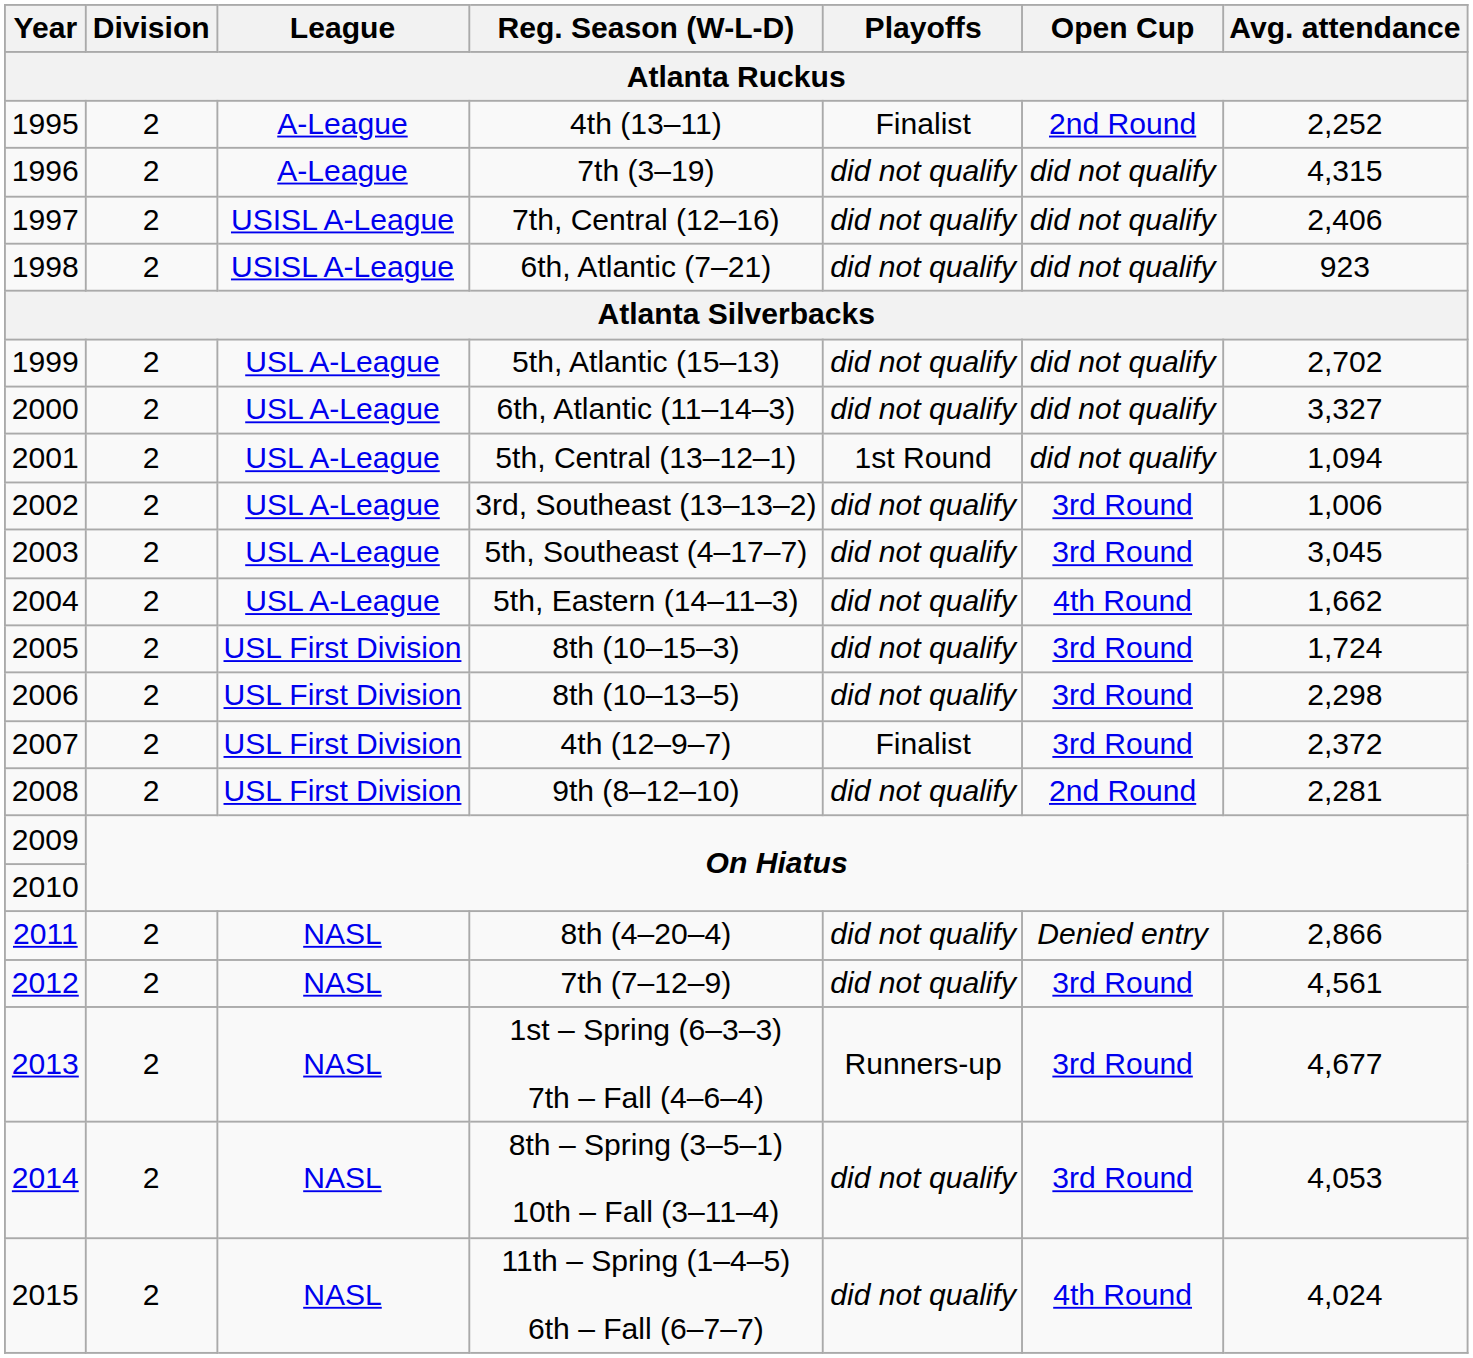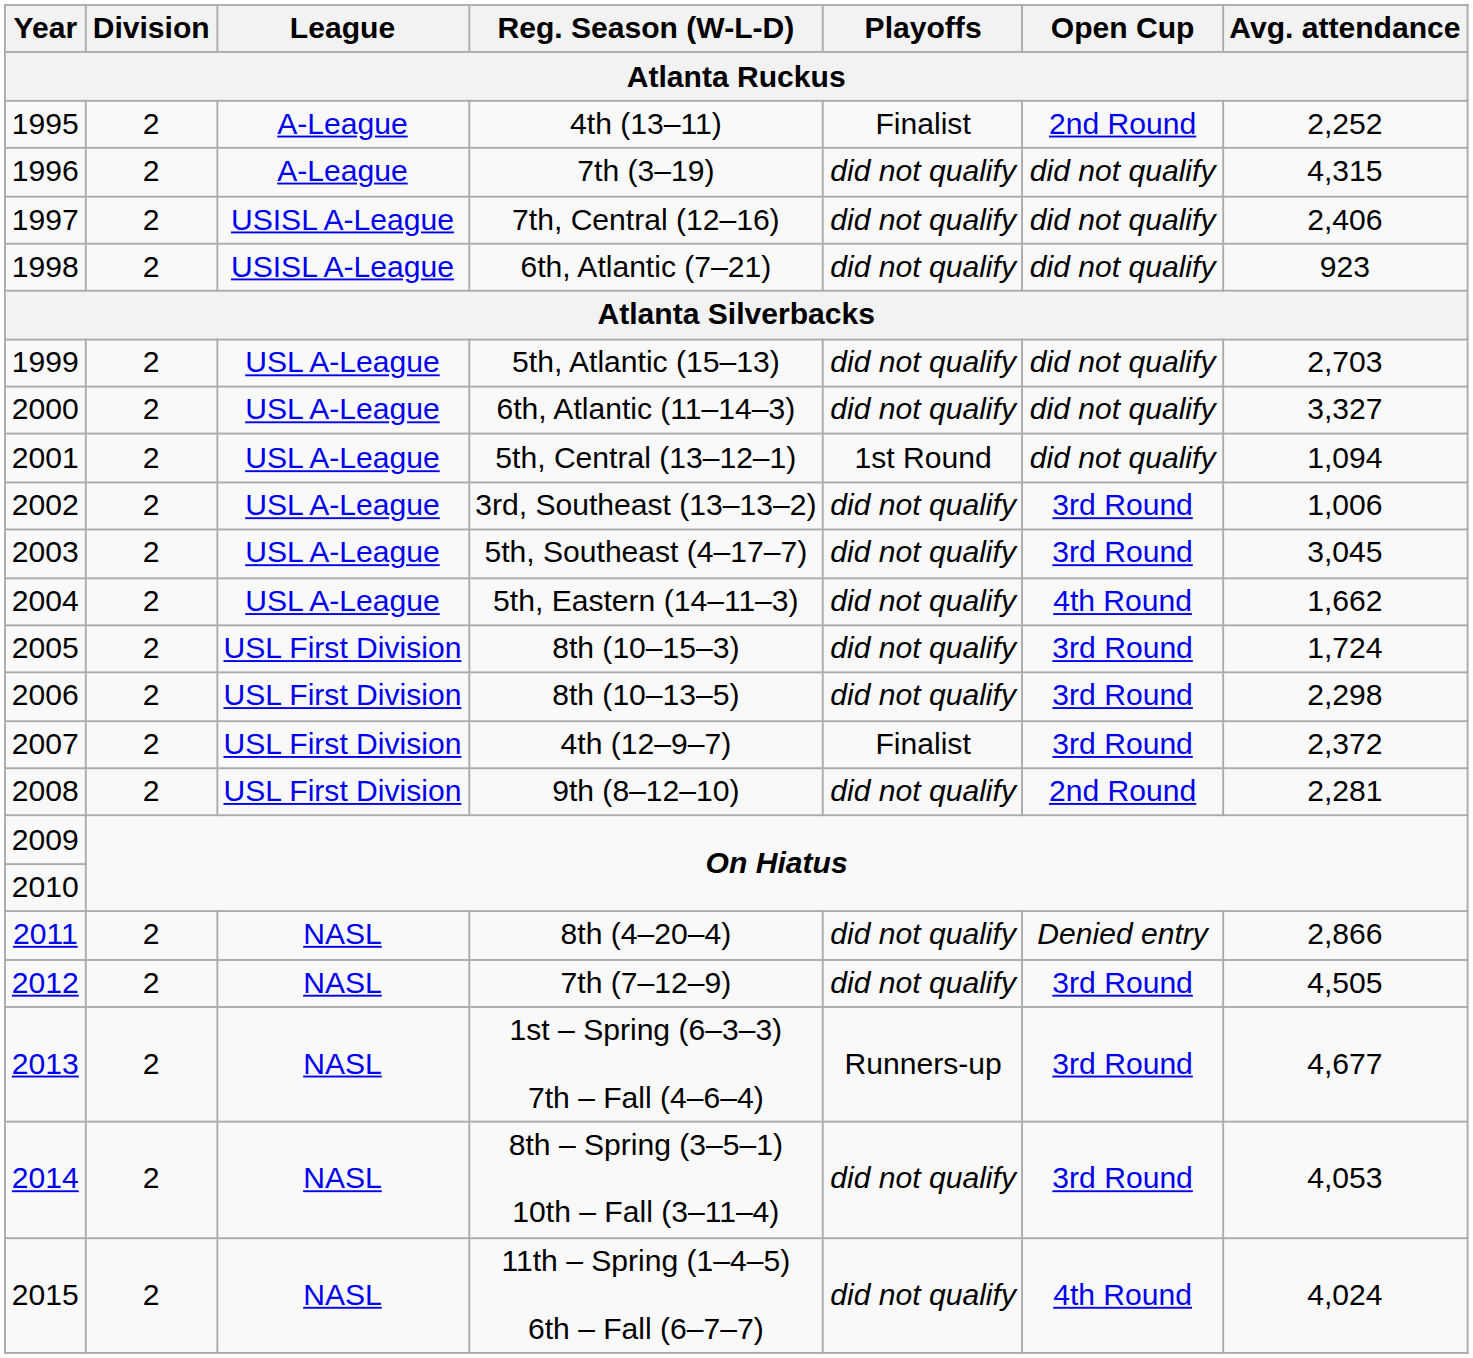(1345, 362) 2,702 -> (1345, 362) 2,703
(1345, 982) 4,561 -> (1345, 982) 4,505
